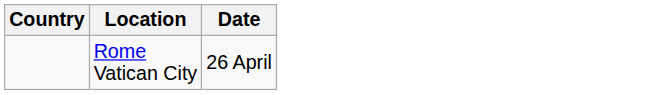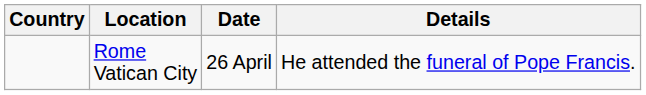+ column: (458, 20)
